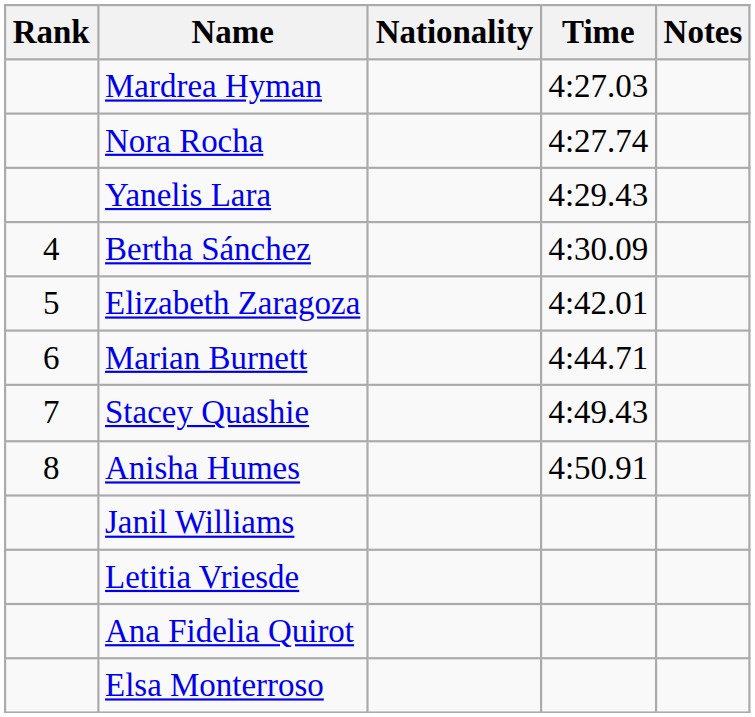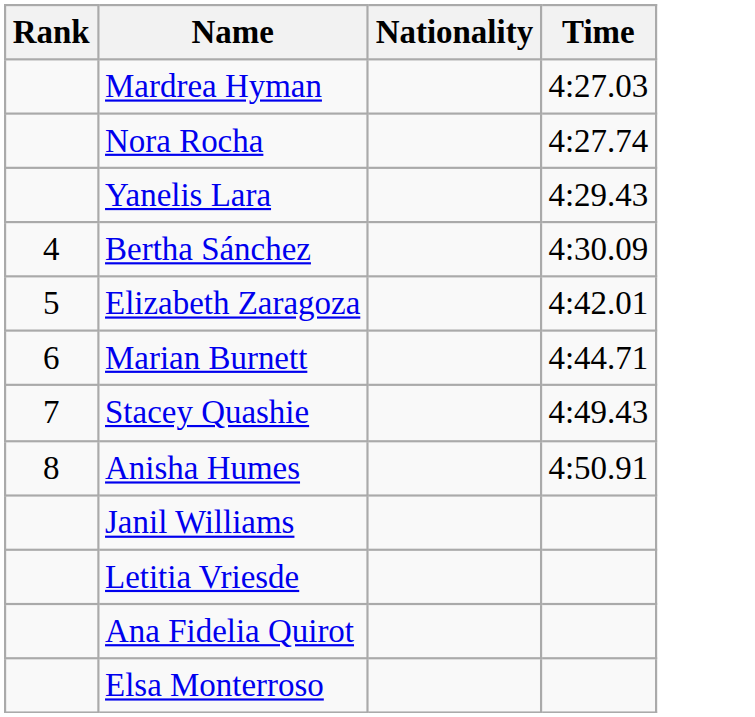- column: (703, 31)
